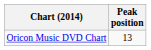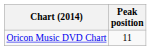(127, 38) 13 -> (127, 38) 11
